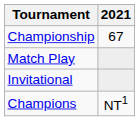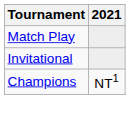- row: (51, 36)
